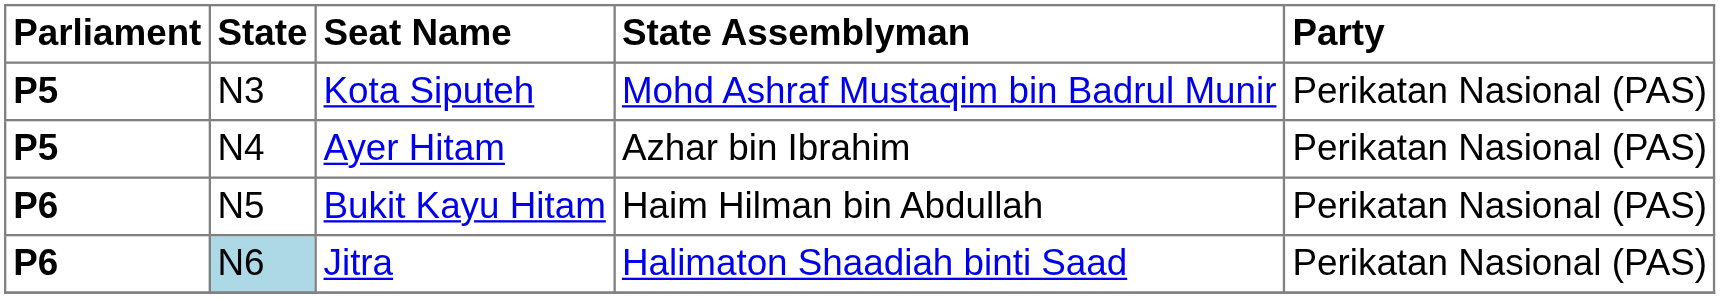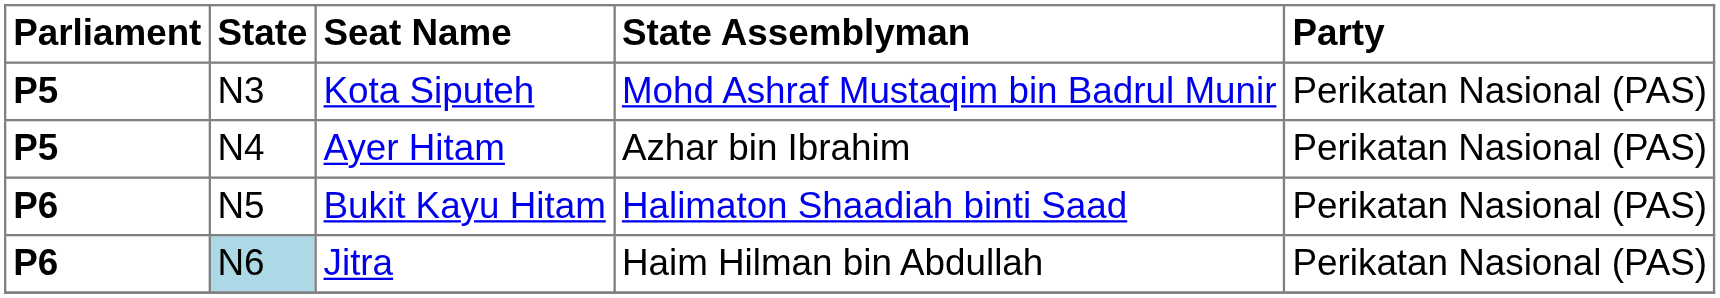(833, 205) Haim Hilman bin Abdullah -> (875, 205) Halimaton Shaadiah binti Saad
(875, 263) Halimaton Shaadiah binti Saad -> (833, 263) Haim Hilman bin Abdullah
